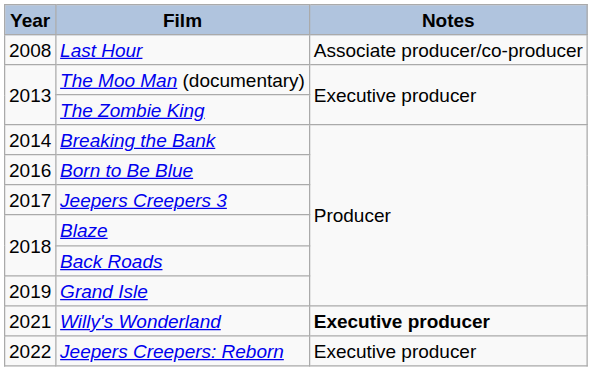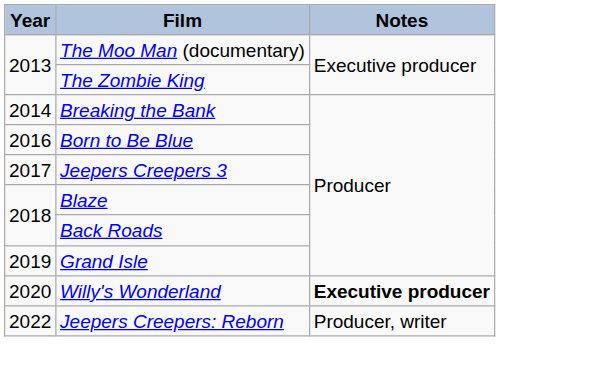- row: (101, 50)
(30, 321) 2021 -> (30, 291) 2020
(395, 351) Executive producer -> (380, 321) Producer, writer
